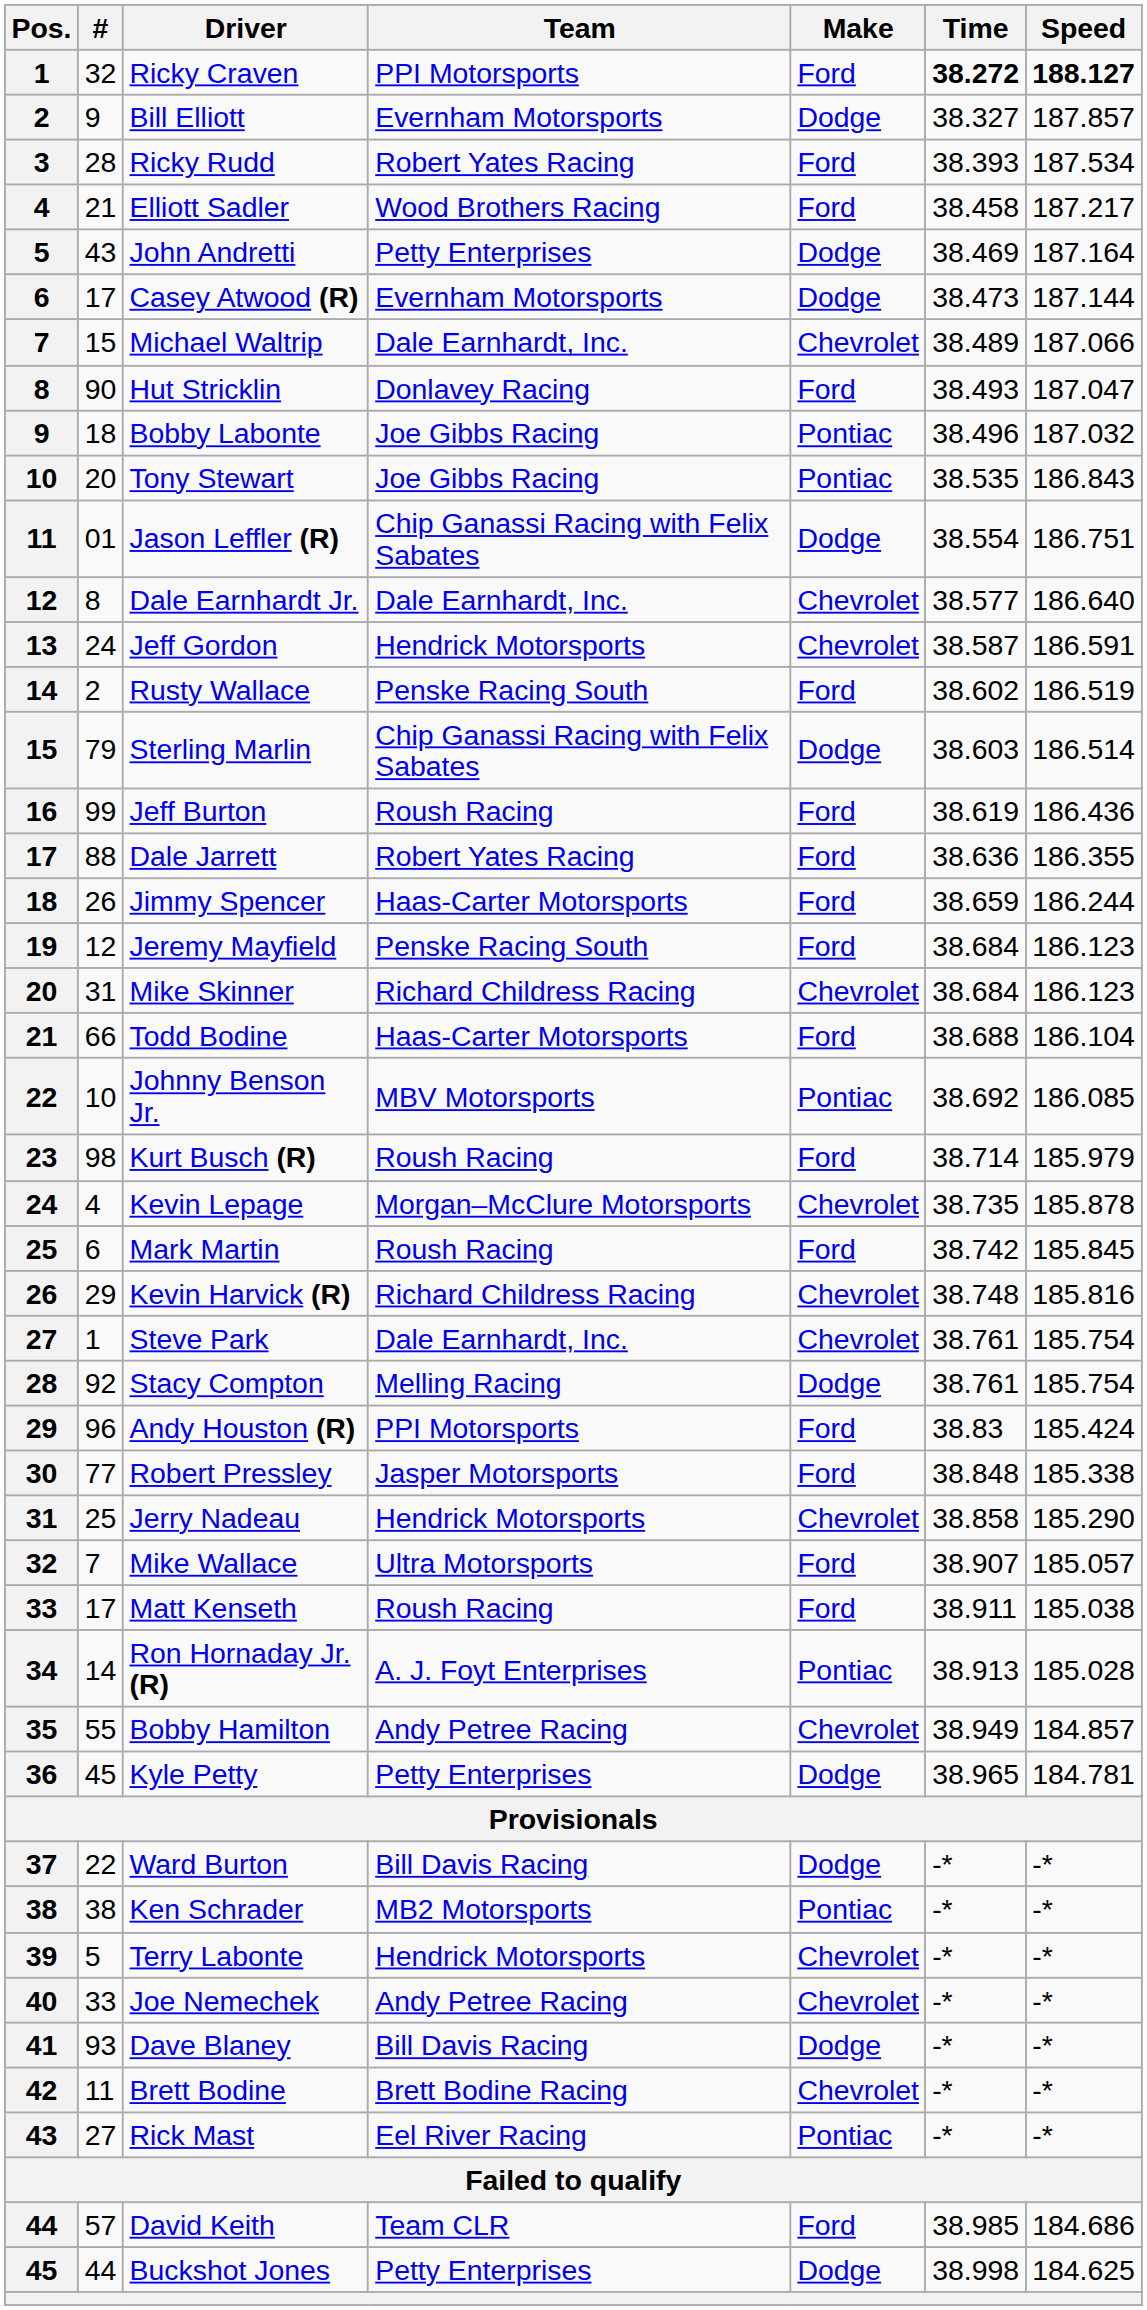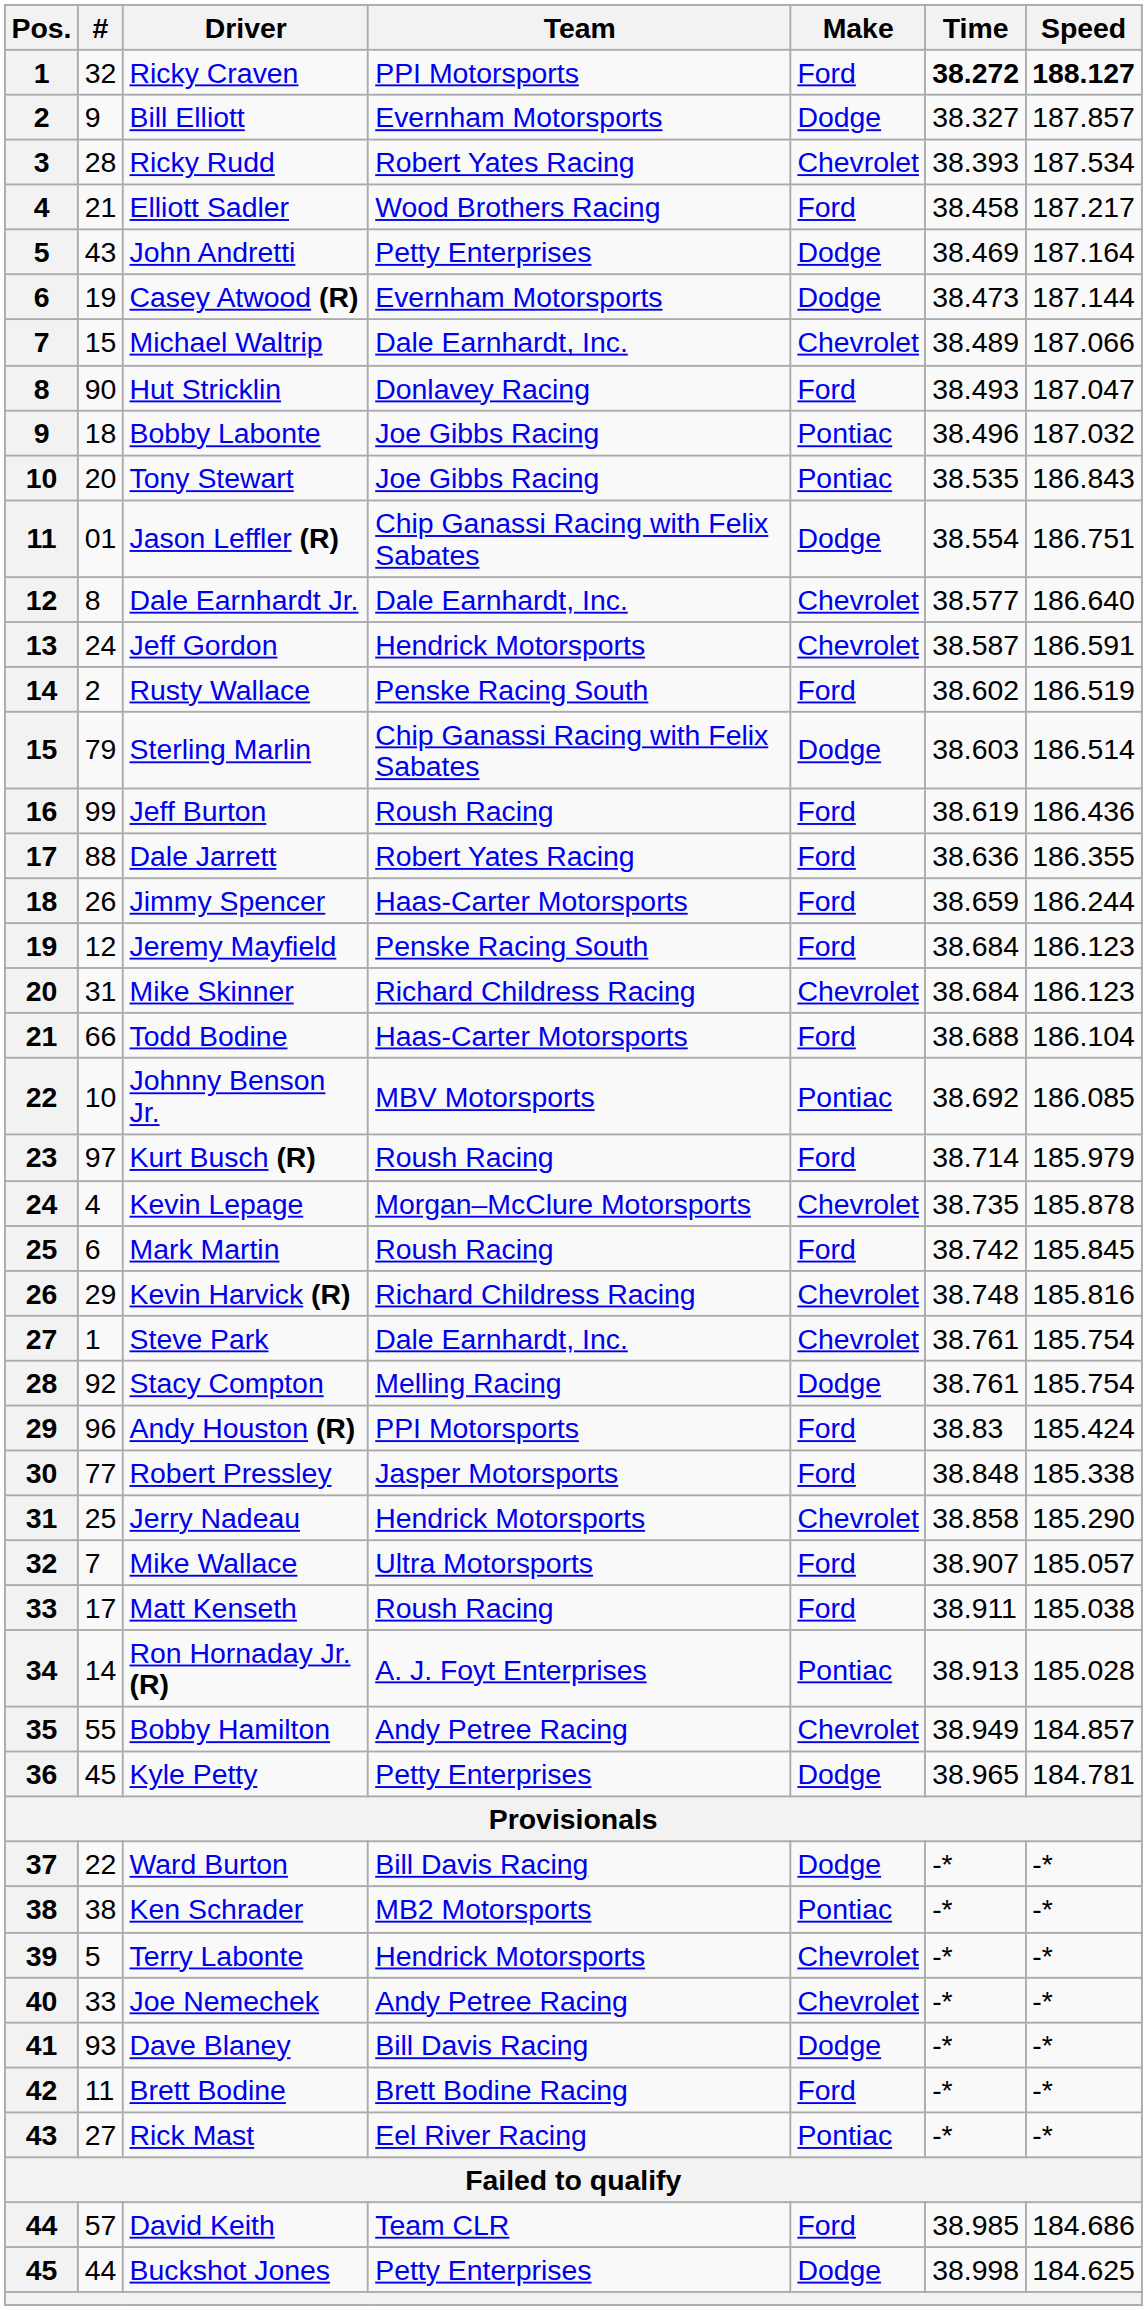(827, 163) Ford -> (858, 163) Chevrolet
(101, 298) 17 -> (101, 298) 19
(101, 1158) 98 -> (101, 1158) 97
(858, 2090) Chevrolet -> (827, 2090) Ford
